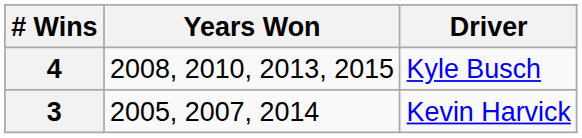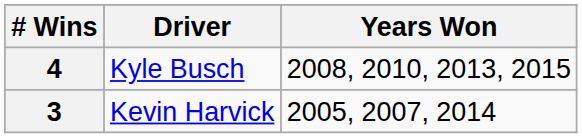columns swapped: (489, 26) <-> (252, 26)
